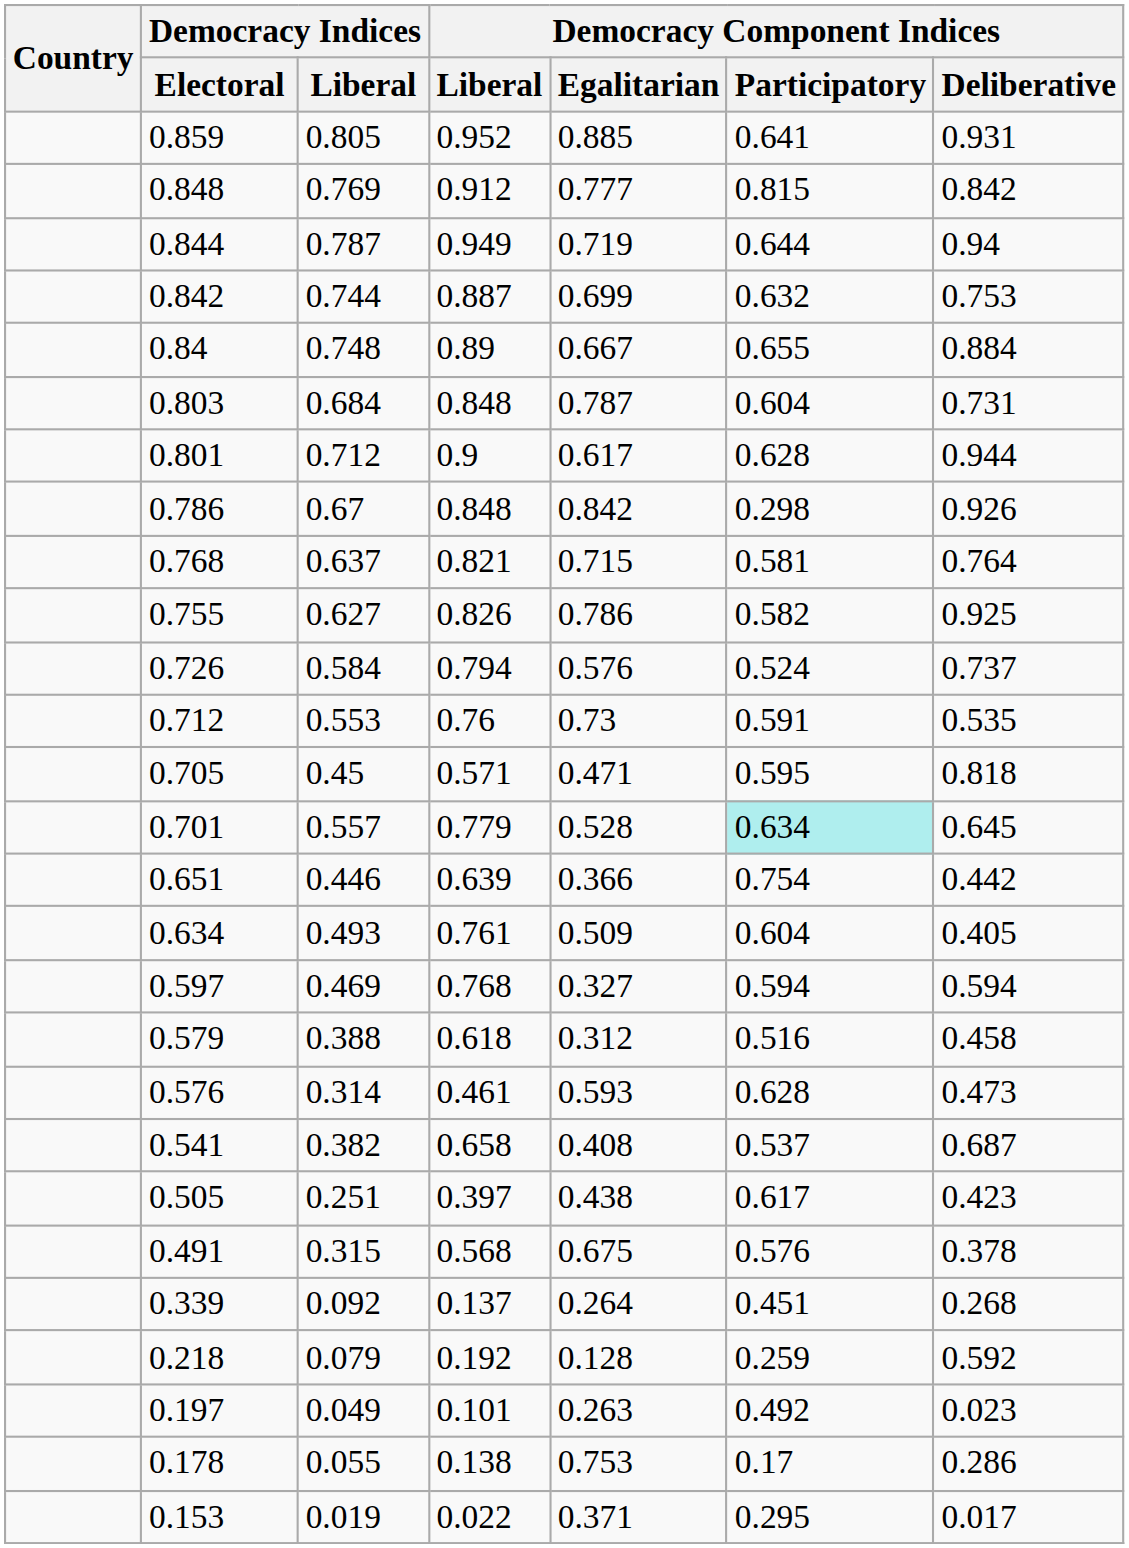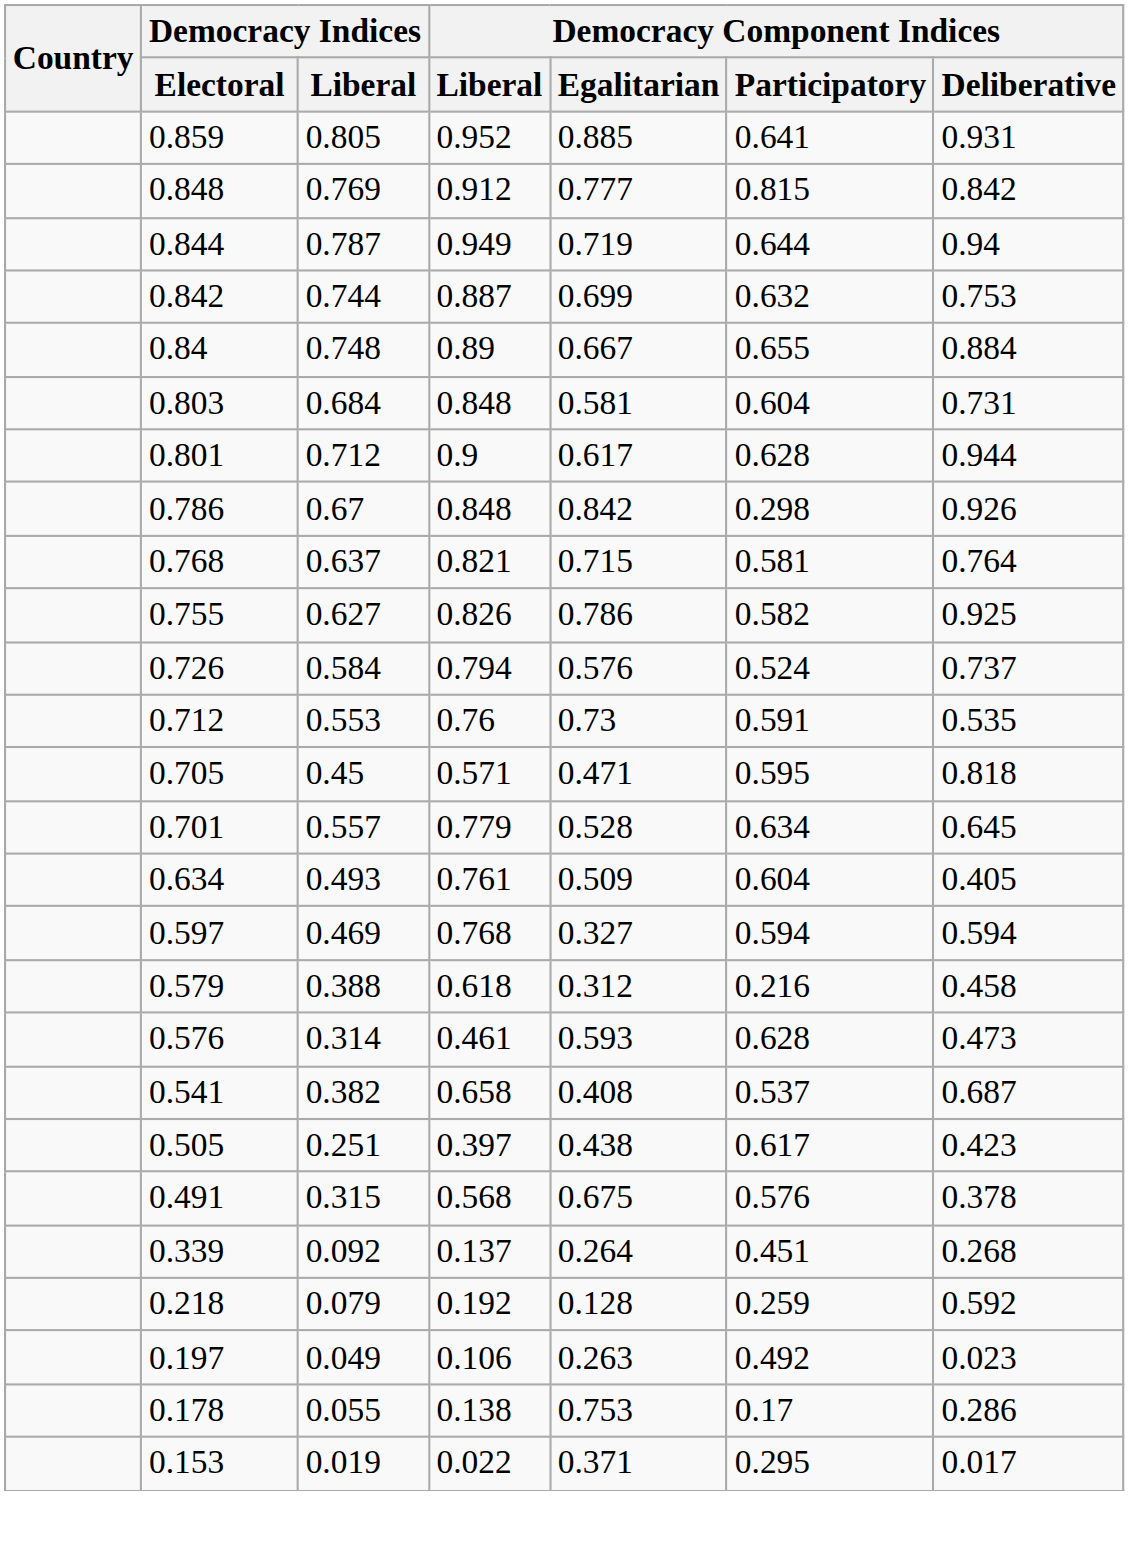(595, 402) 0.787 -> (595, 402) 0.581
(772, 826) paleturquoise background -> (772, 826) no background
- row: (187, 879)
(772, 1038) 0.516 -> (772, 985) 0.216
(474, 1409) 0.101 -> (474, 1356) 0.106
